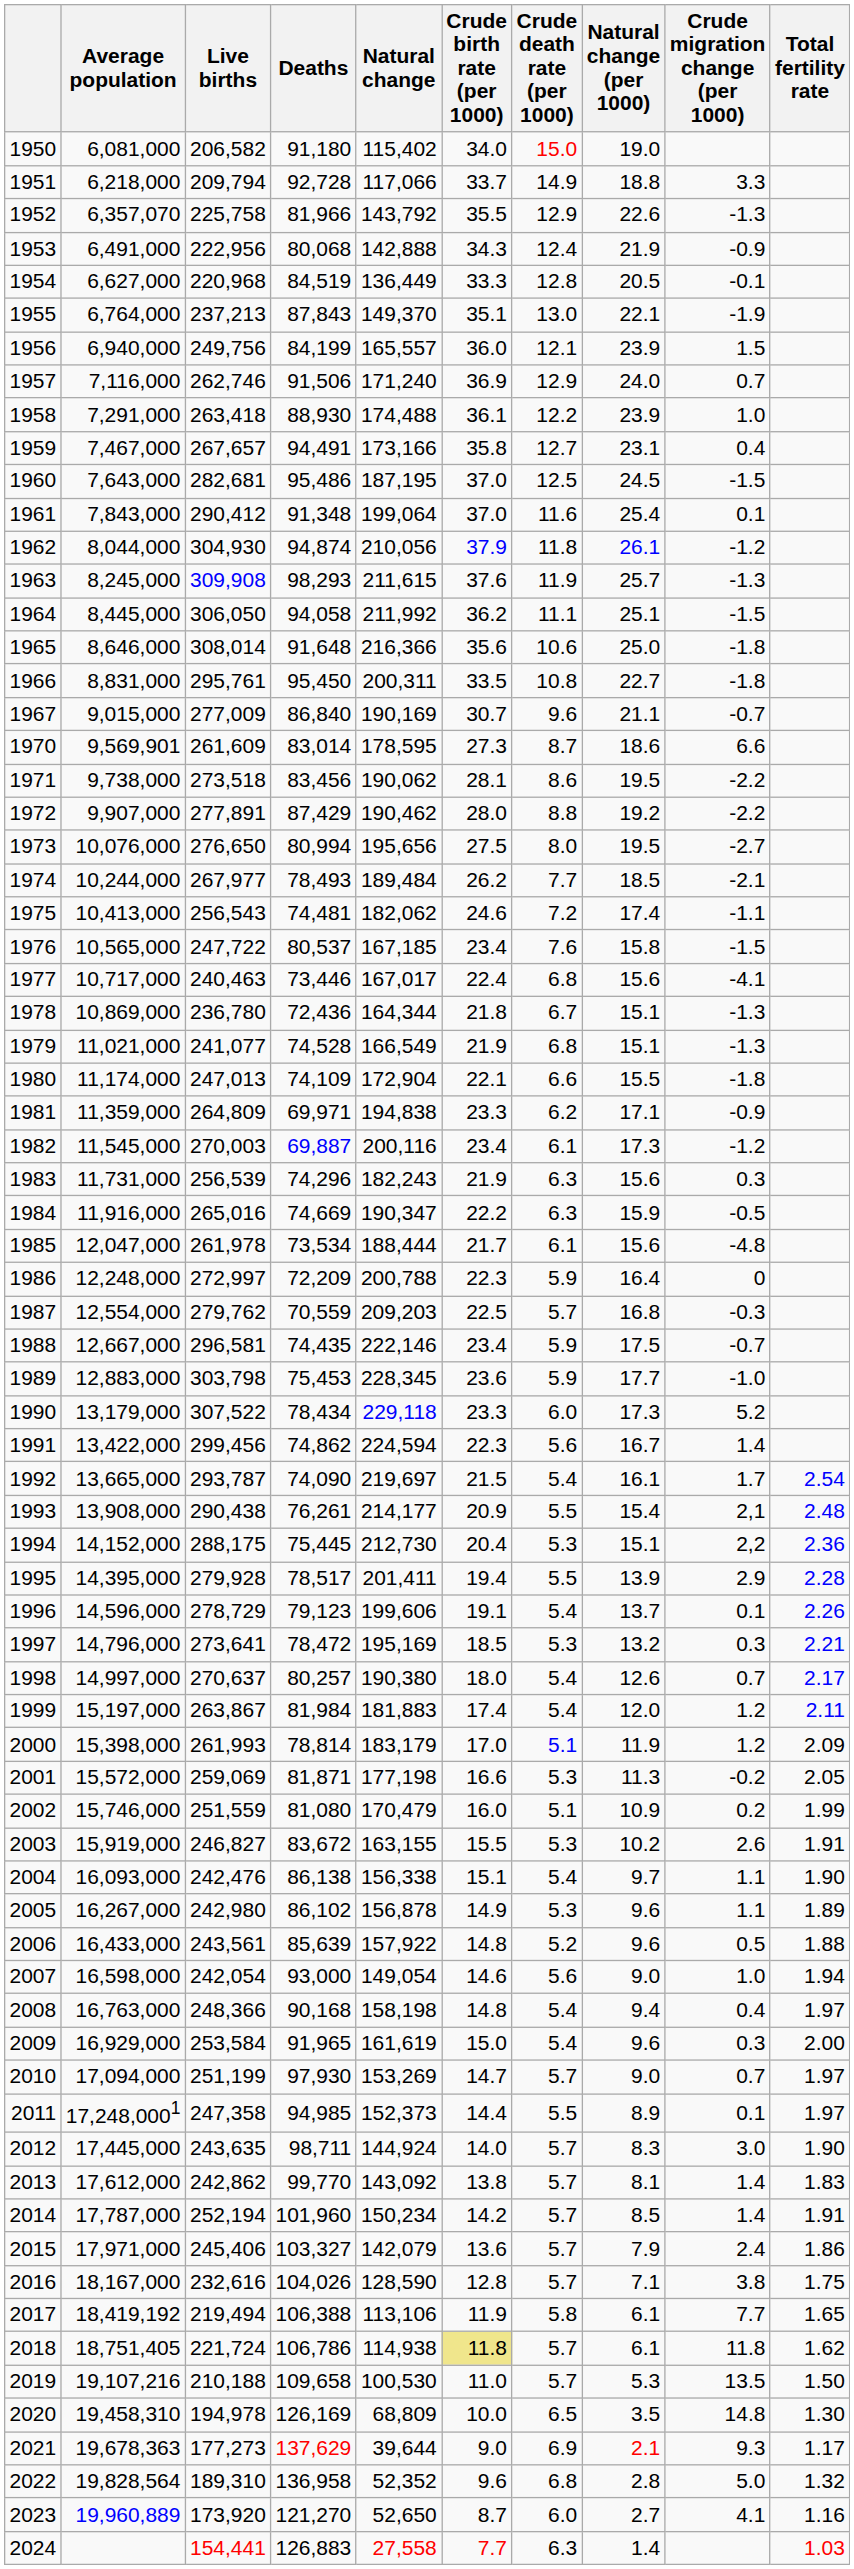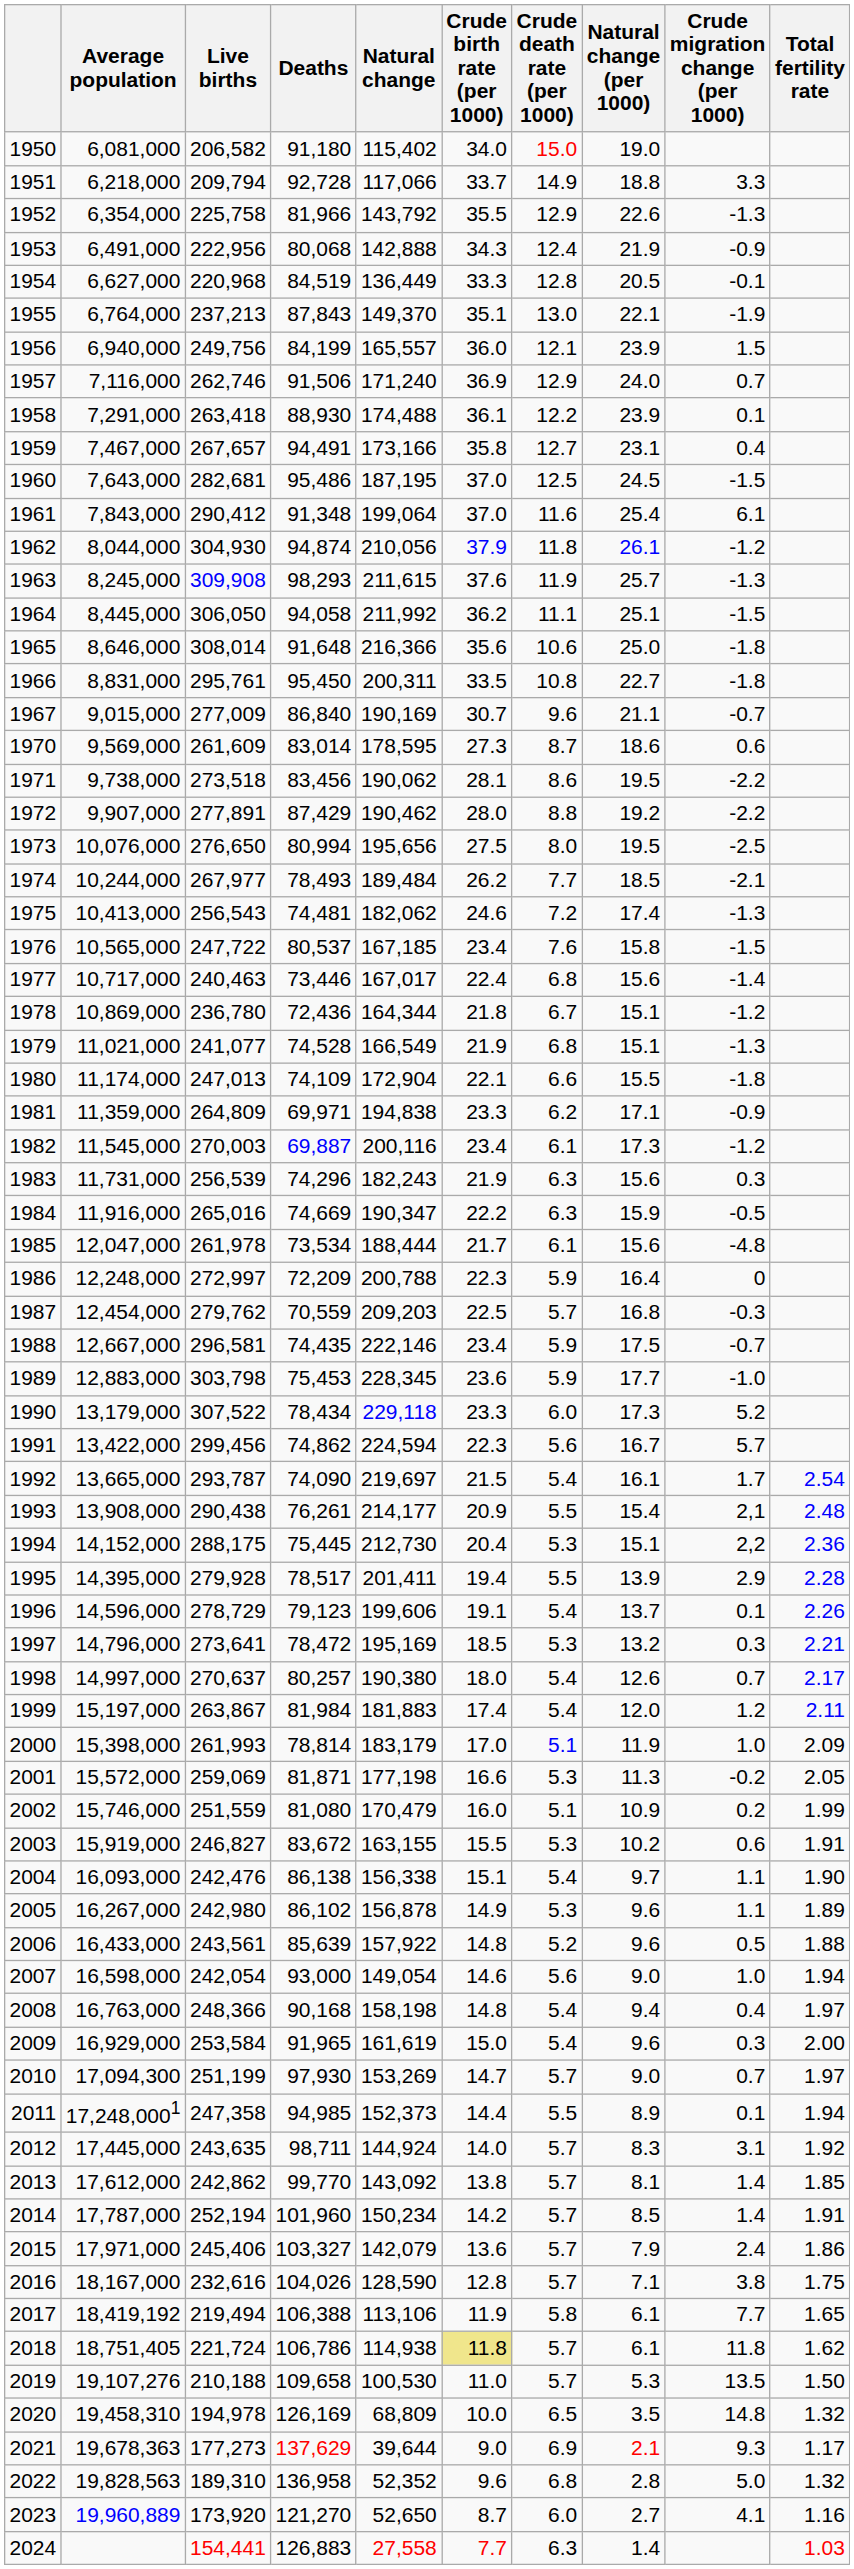(134, 215) 6,357,070 -> (134, 215) 6,354,000
(751, 414) 1.0 -> (751, 414) 0.1
(751, 514) 0.1 -> (751, 514) 6.1
(134, 747) 9,569,901 -> (134, 747) 9,569,000
(751, 747) 6.6 -> (751, 747) 0.6
(747, 846) -2.7 -> (747, 846) -2.5
(747, 913) -1.1 -> (747, 913) -1.3
(747, 979) -4.1 -> (747, 979) -1.4
(747, 1012) -1.3 -> (747, 1012) -1.2
(128, 1312) 12,554,000 -> (128, 1312) 12,454,000
(751, 1445) 1.4 -> (751, 1445) 5.7
(751, 1744) 1.2 -> (751, 1744) 1.0
(751, 1843) 2.6 -> (751, 1843) 0.6
(128, 2076) 17,094,000 -> (128, 2076) 17,094,300
(825, 2112) 1.97 -> (825, 2112) 1.94
(751, 2148) 3.0 -> (751, 2148) 3.1
(825, 2148) 1.90 -> (825, 2148) 1.92
(825, 2182) 1.83 -> (825, 2182) 1.85
(128, 2381) 19,107,216 -> (128, 2381) 19,107,276
(825, 2414) 1.30 -> (825, 2414) 1.32
(128, 2481) 19,828,564 -> (128, 2481) 19,828,563
